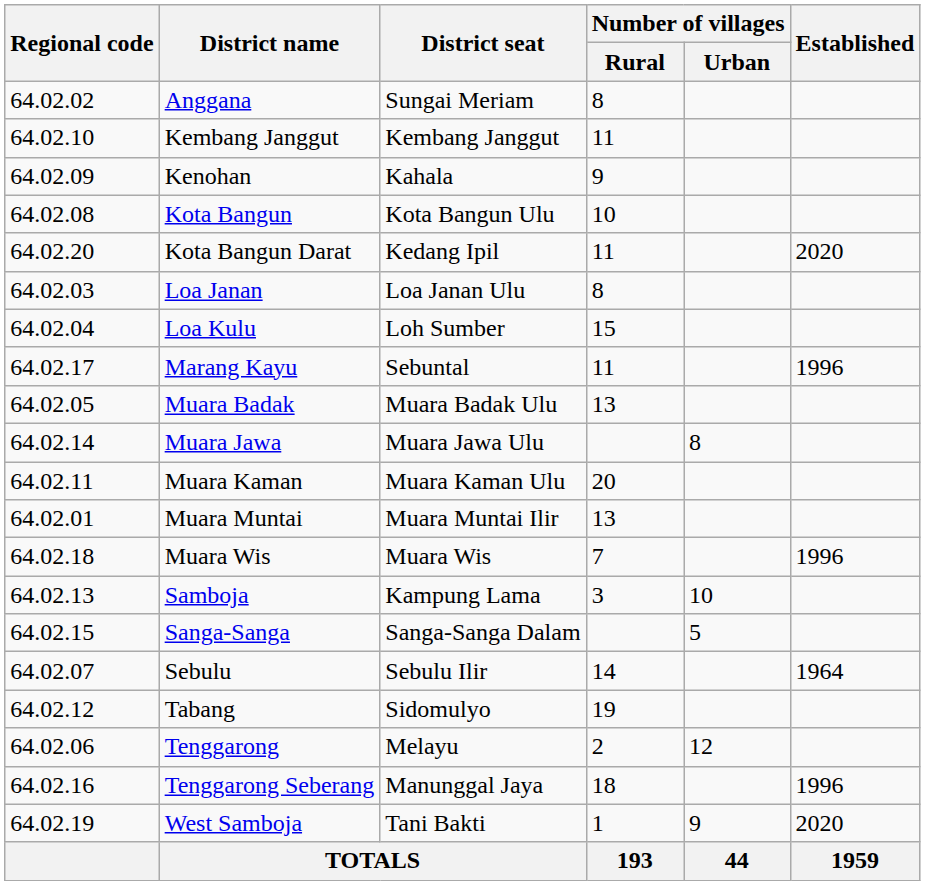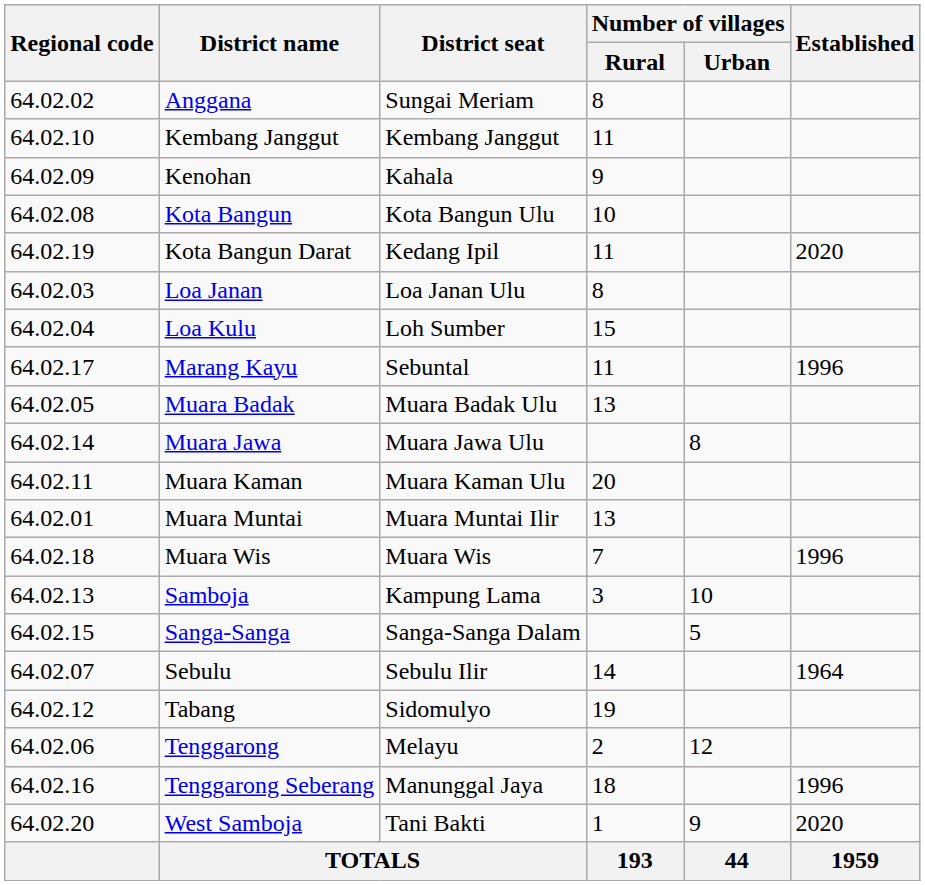(52, 251) 64.02.20 -> (52, 251) 64.02.19
(52, 822) 64.02.19 -> (52, 822) 64.02.20
